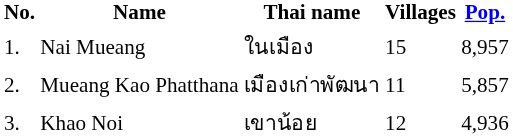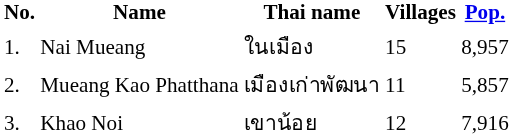(485, 122) 4,936 -> (485, 122) 7,916
